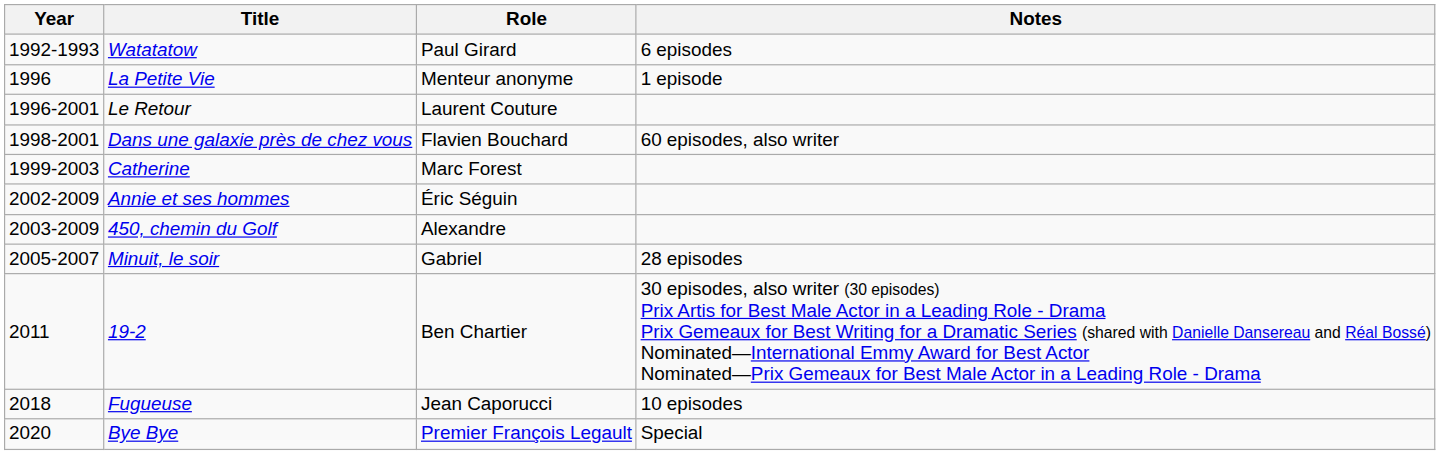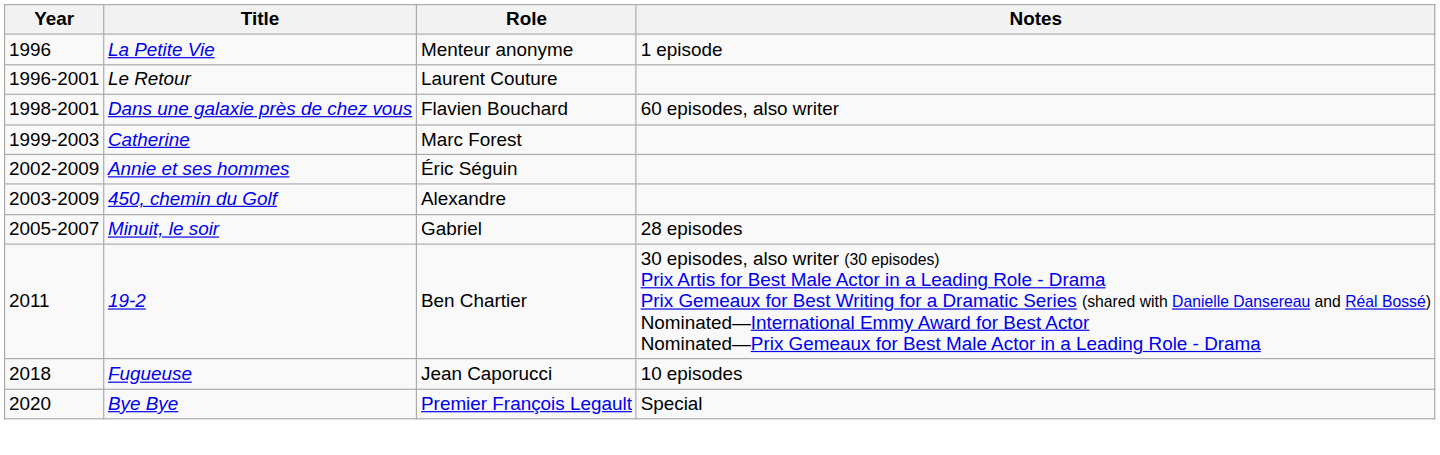- row: (152, 49)
